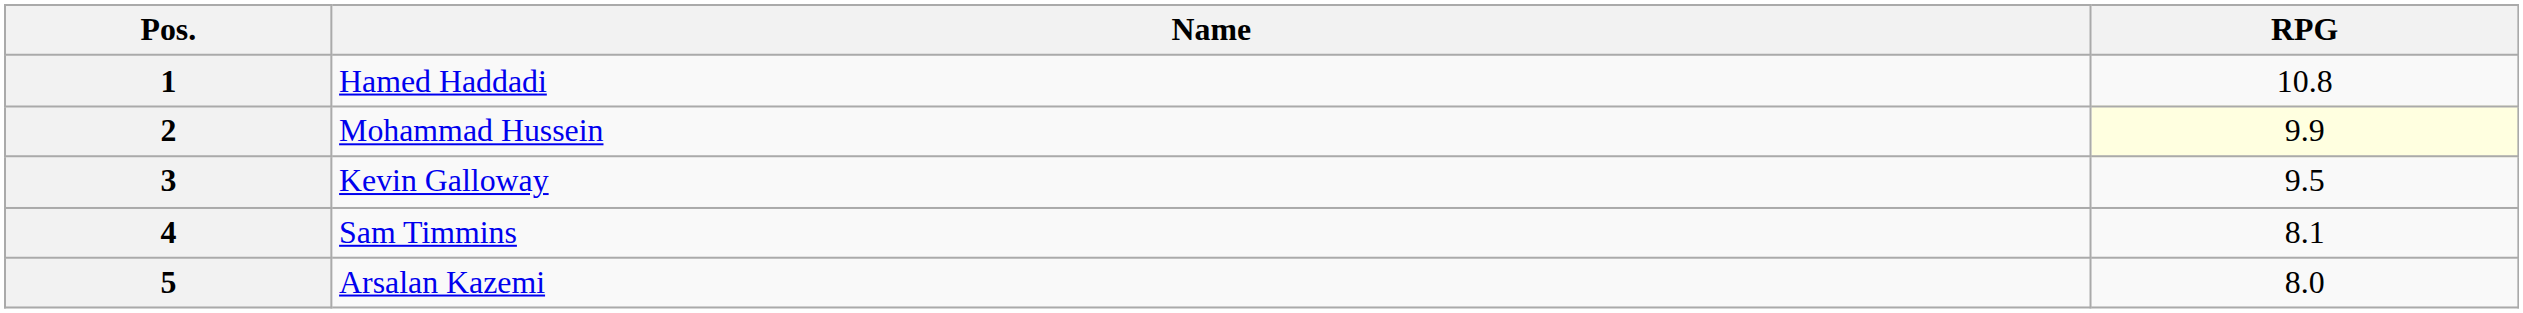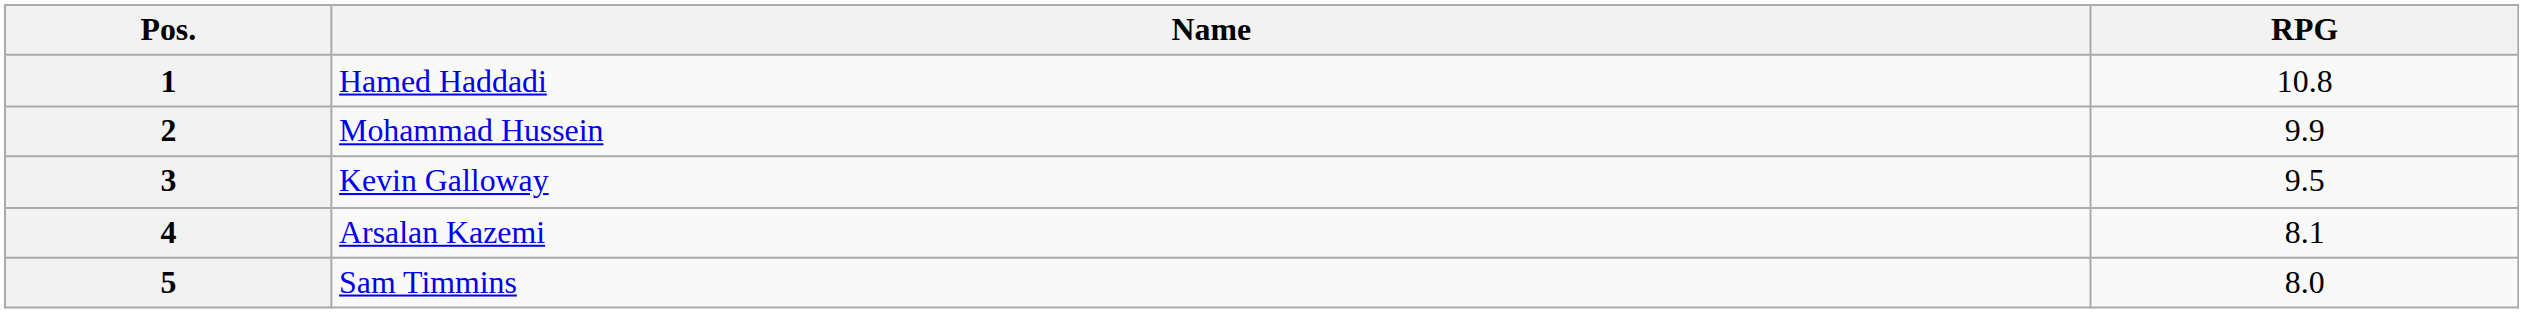(2305, 130) lightyellow background -> (2305, 130) no background
(428, 231) Sam Timmins -> (442, 231) Arsalan Kazemi
(442, 282) Arsalan Kazemi -> (428, 282) Sam Timmins
